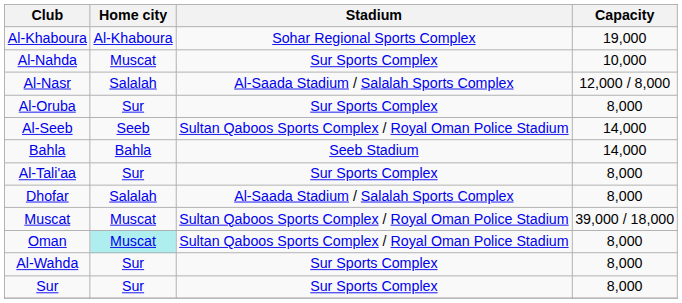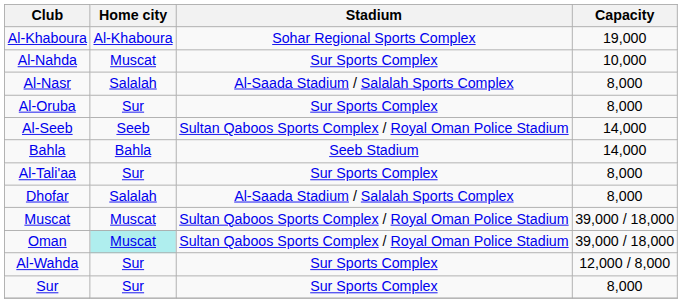(625, 83) 12,000 / 8,000 -> (625, 83) 8,000
(625, 241) 8,000 -> (625, 241) 39,000 / 18,000
(625, 264) 8,000 -> (625, 264) 12,000 / 8,000
